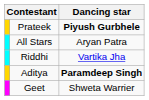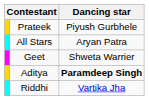(102, 27) bold -> (102, 27) normal
rows swapped: (34, 88) <-> (34, 57)
